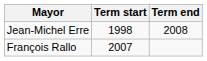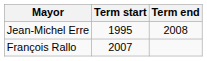(120, 30) 1998 -> (120, 30) 1995
